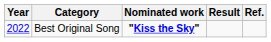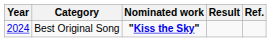(18, 28) 2022 -> (18, 28) 2024
